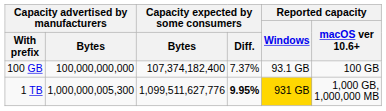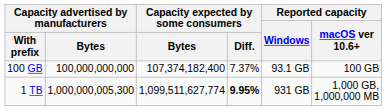(182, 91) 1,099,511,627,776 -> (182, 91) 1,099,511,627,774
(292, 91) gold background -> (292, 91) no background
